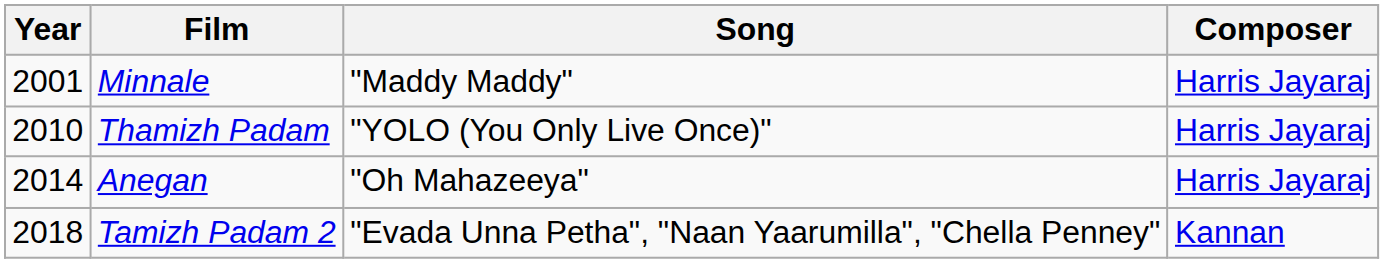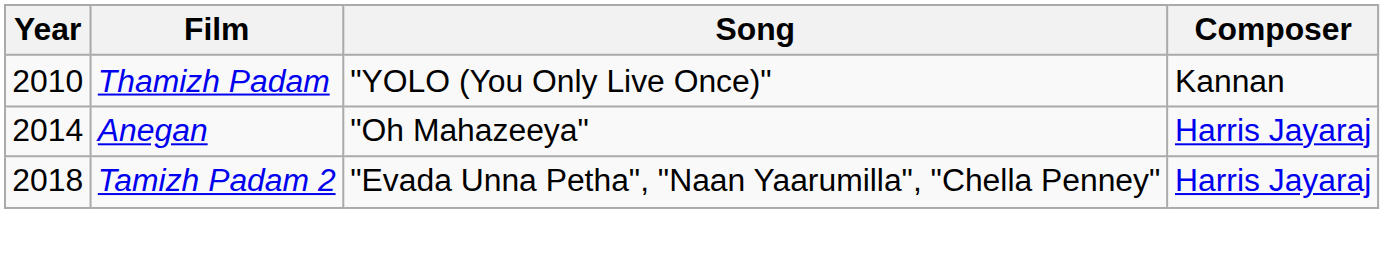- row: (154, 80)
(1273, 130) Harris Jayaraj -> (1230, 80) Kannan
(1230, 231) Kannan -> (1273, 181) Harris Jayaraj
